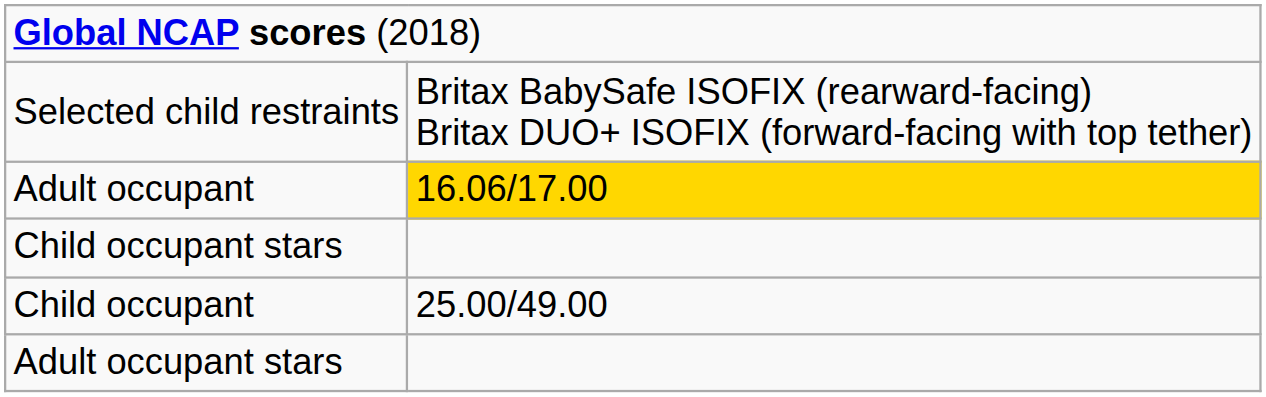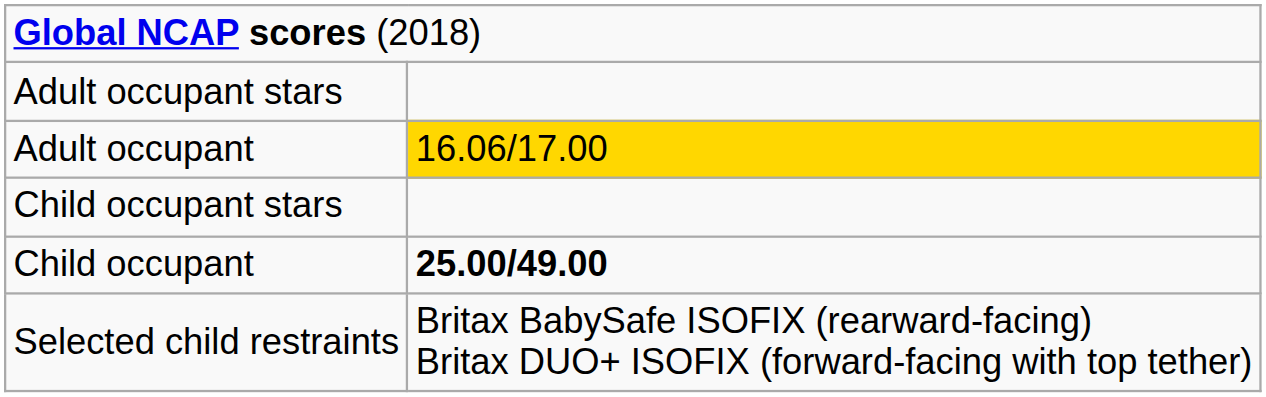rows swapped: (178, 362) <-> (206, 111)
(512, 304) normal -> (512, 263) bold
